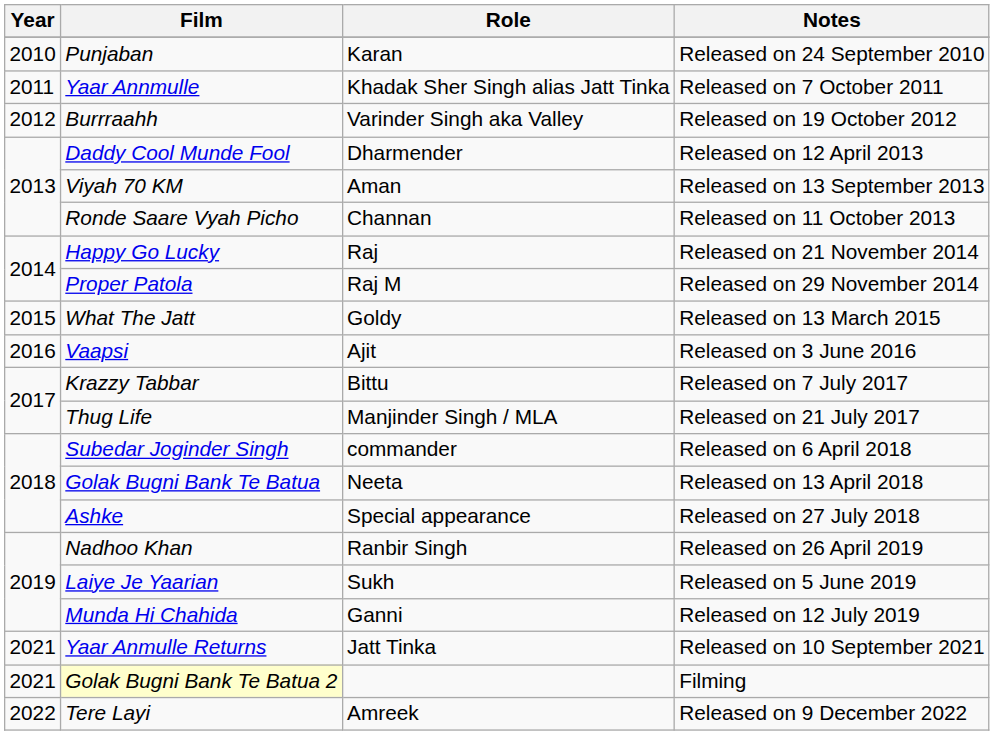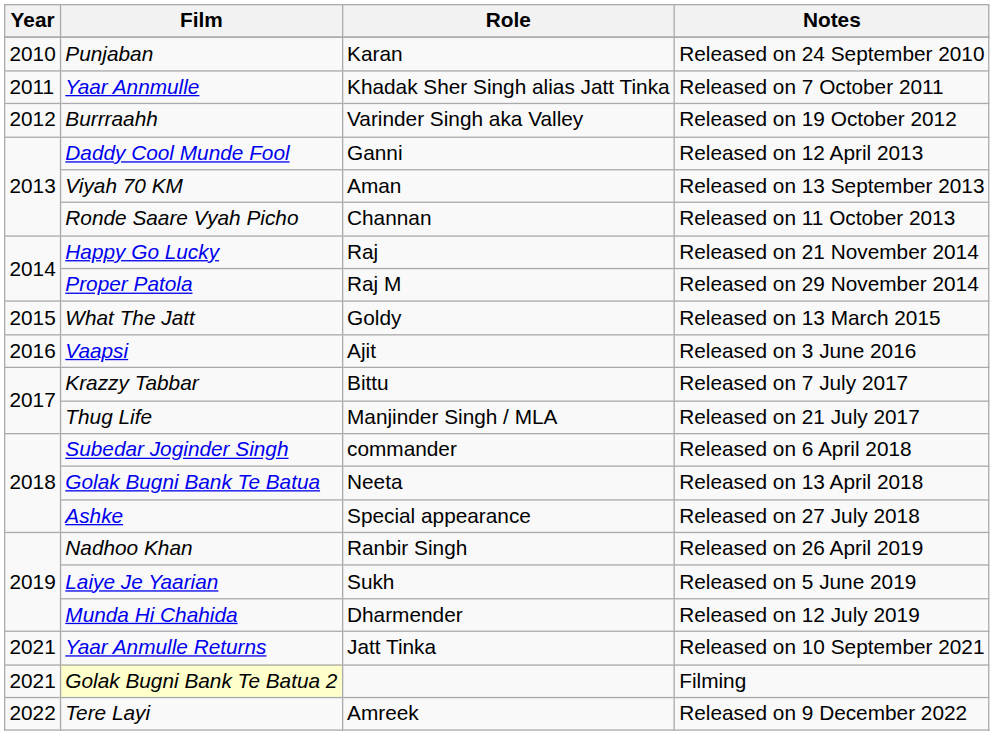(405, 152) Dharmender -> (375, 152) Ganni
(375, 614) Ganni -> (405, 614) Dharmender
